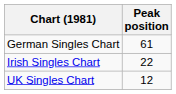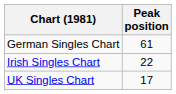(147, 80) 12 -> (147, 80) 17
